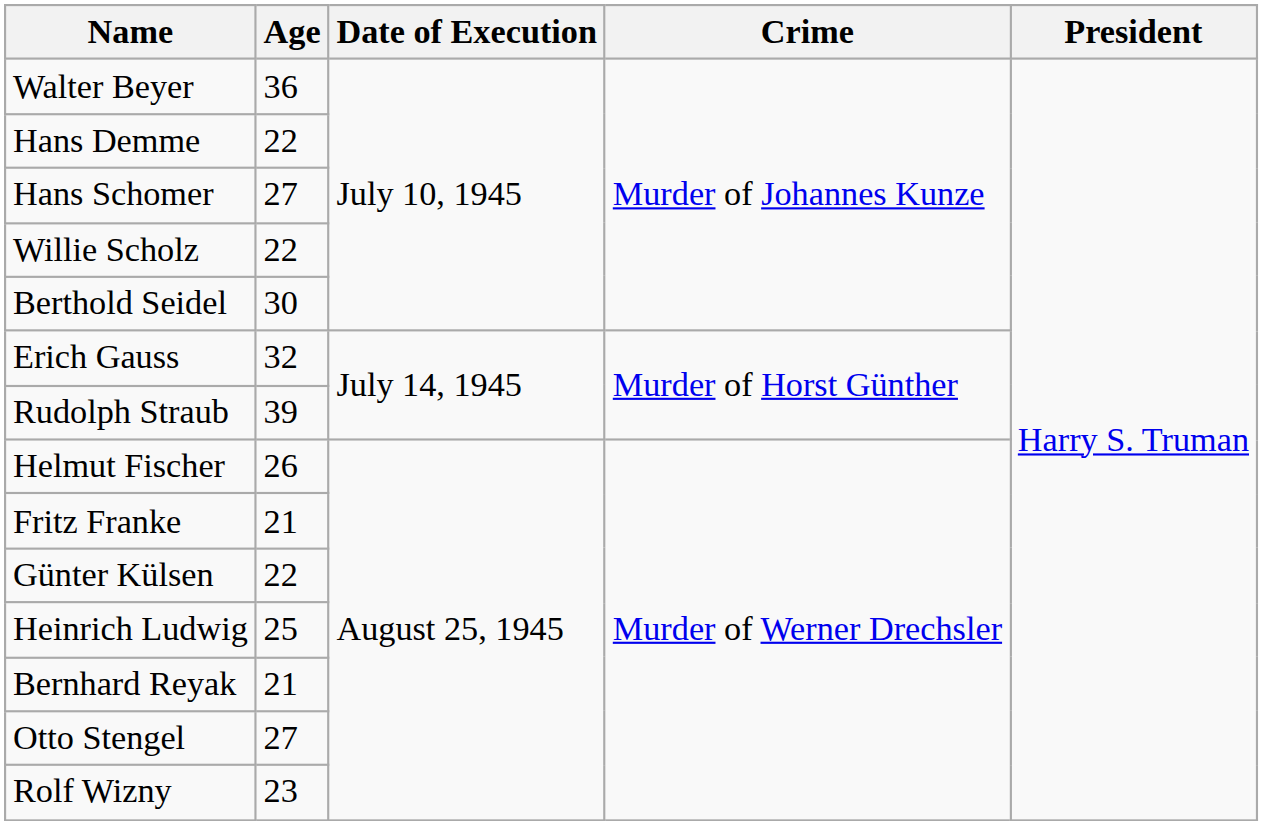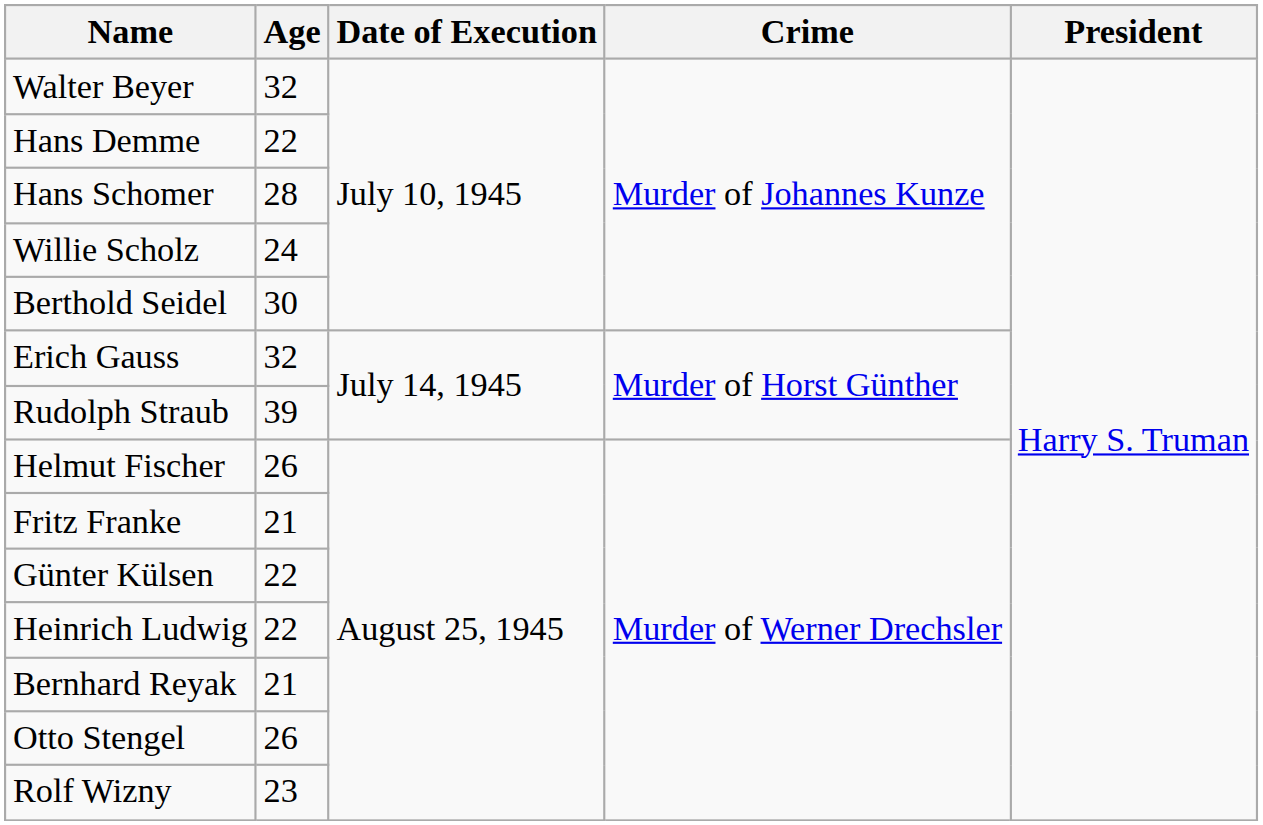(281, 85) 36 -> (281, 85) 32
(281, 194) 27 -> (281, 194) 28
(281, 248) 22 -> (281, 248) 24
(281, 628) 25 -> (281, 628) 22
(281, 737) 27 -> (281, 737) 26
